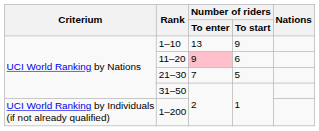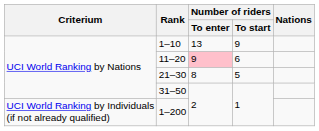(194, 75) 7 -> (194, 75) 8
